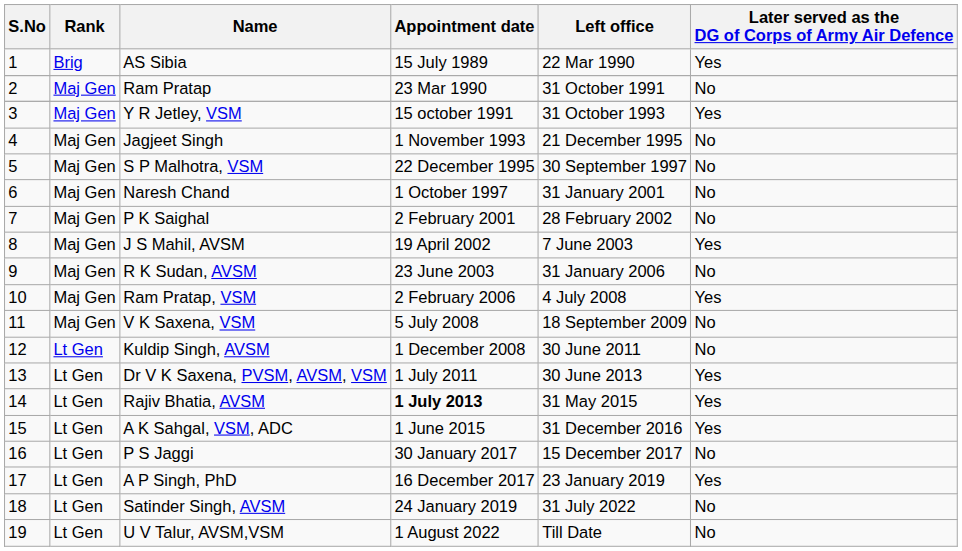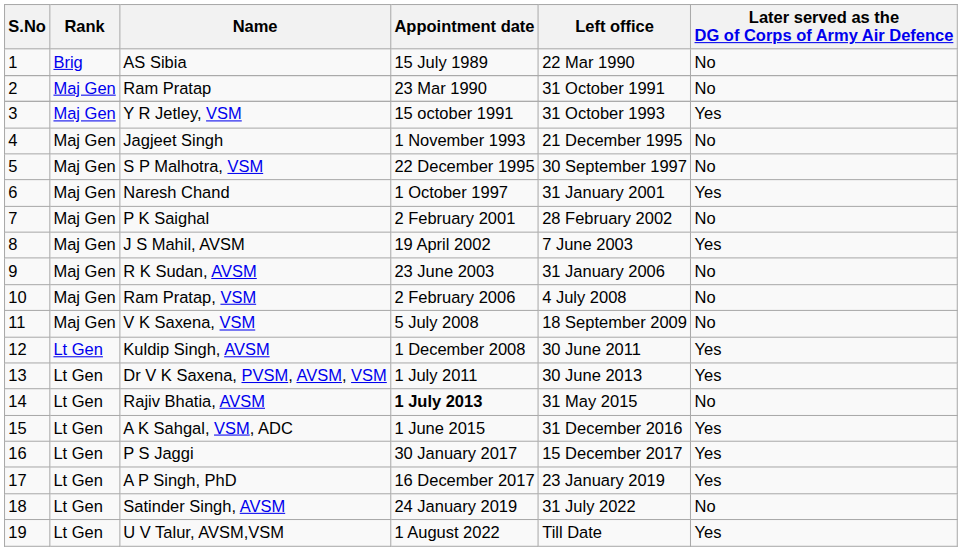(708, 62) Yes -> (705, 62) No
(705, 192) No -> (708, 192) Yes
(708, 297) Yes -> (705, 297) No
(705, 349) No -> (708, 349) Yes
(708, 402) Yes -> (705, 402) No
(705, 454) No -> (708, 454) Yes
(705, 532) No -> (708, 532) Yes
